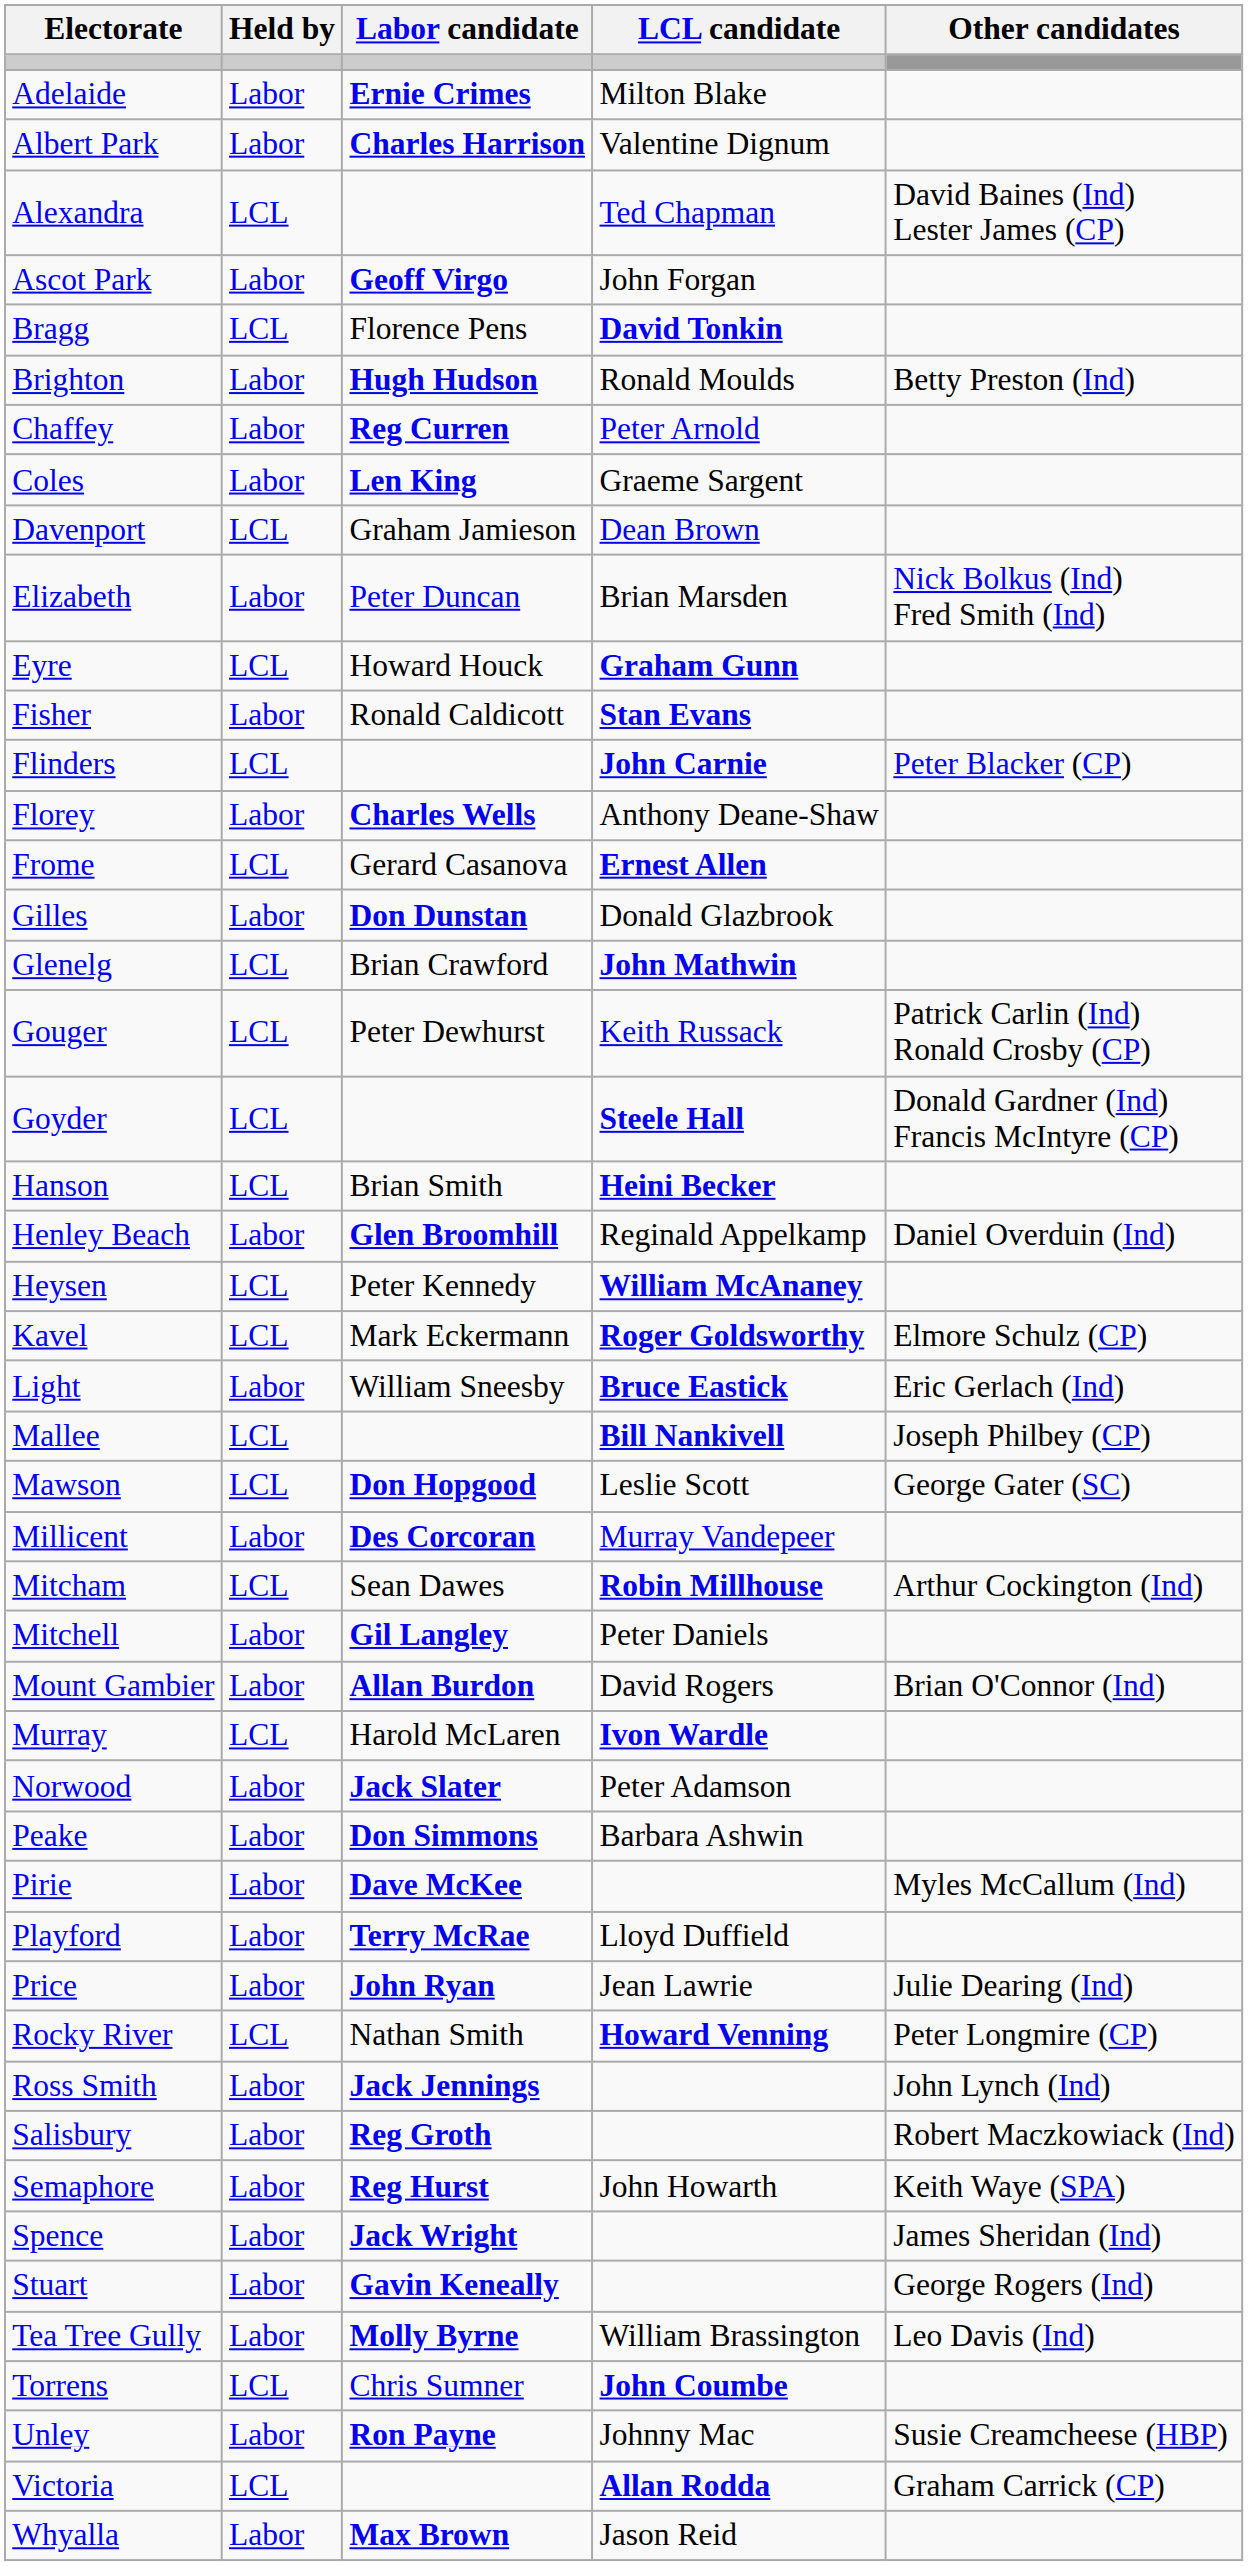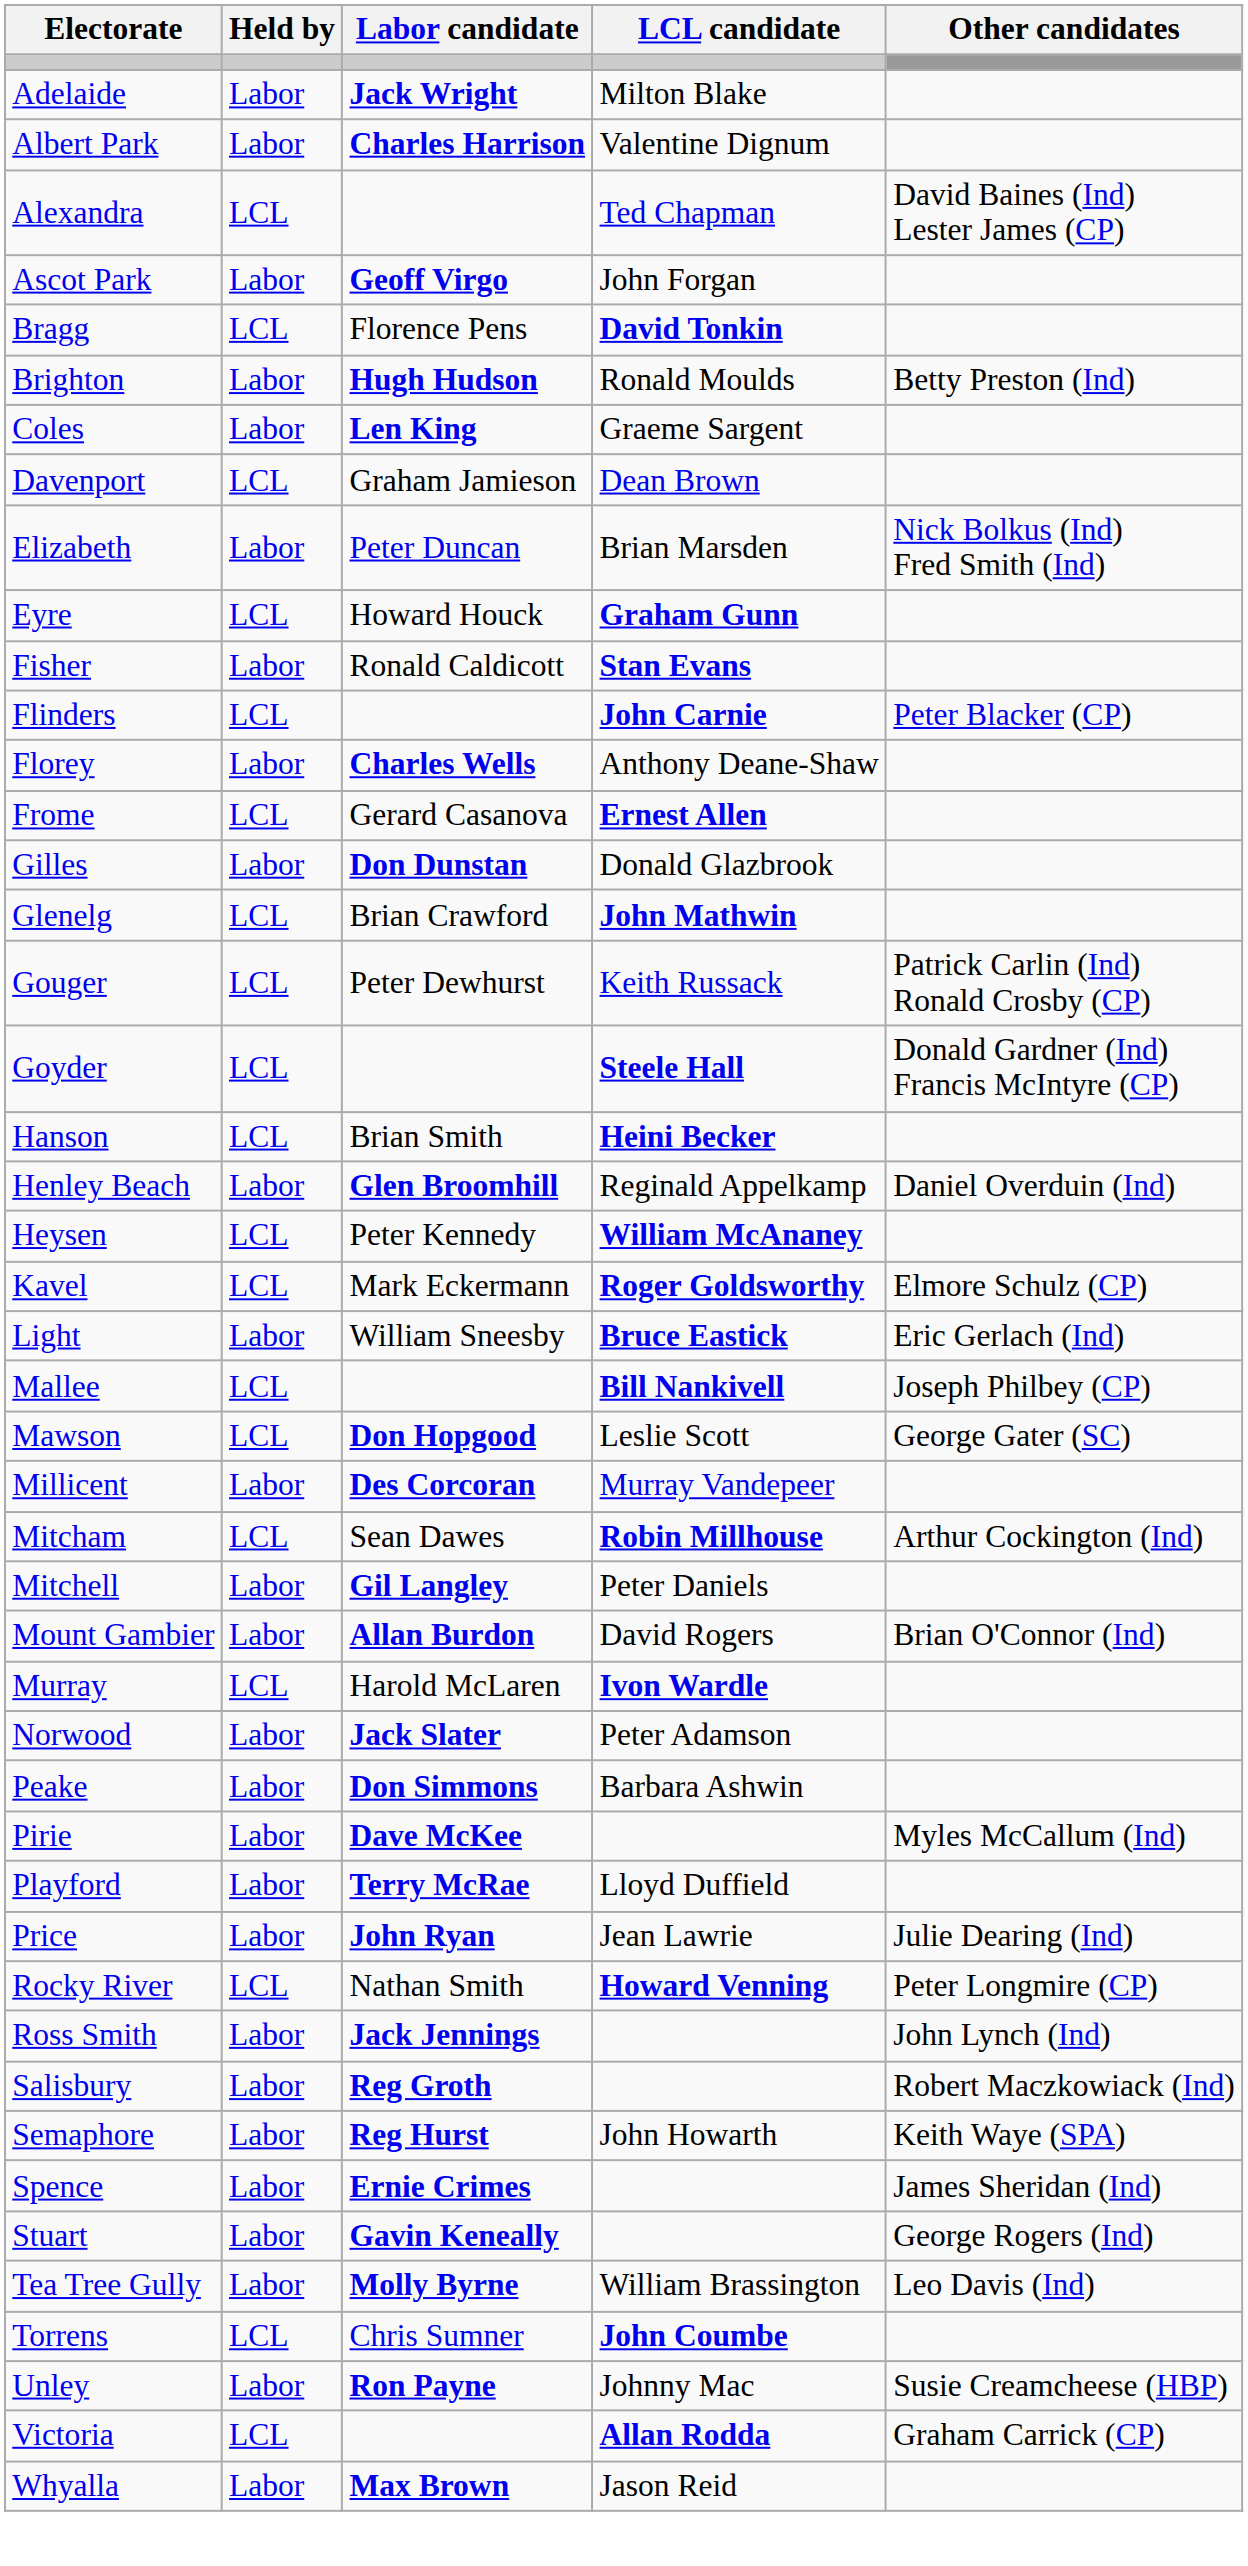(440, 94) Ernie Crimes -> (433, 94) Jack Wright
- row: (63, 429)
(433, 2235) Jack Wright -> (440, 2185) Ernie Crimes
